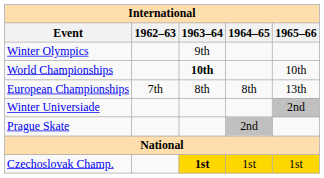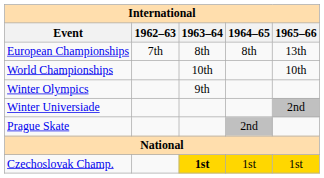rows swapped: (48, 51) <-> (68, 88)
(202, 70) bold -> (202, 70) normal
